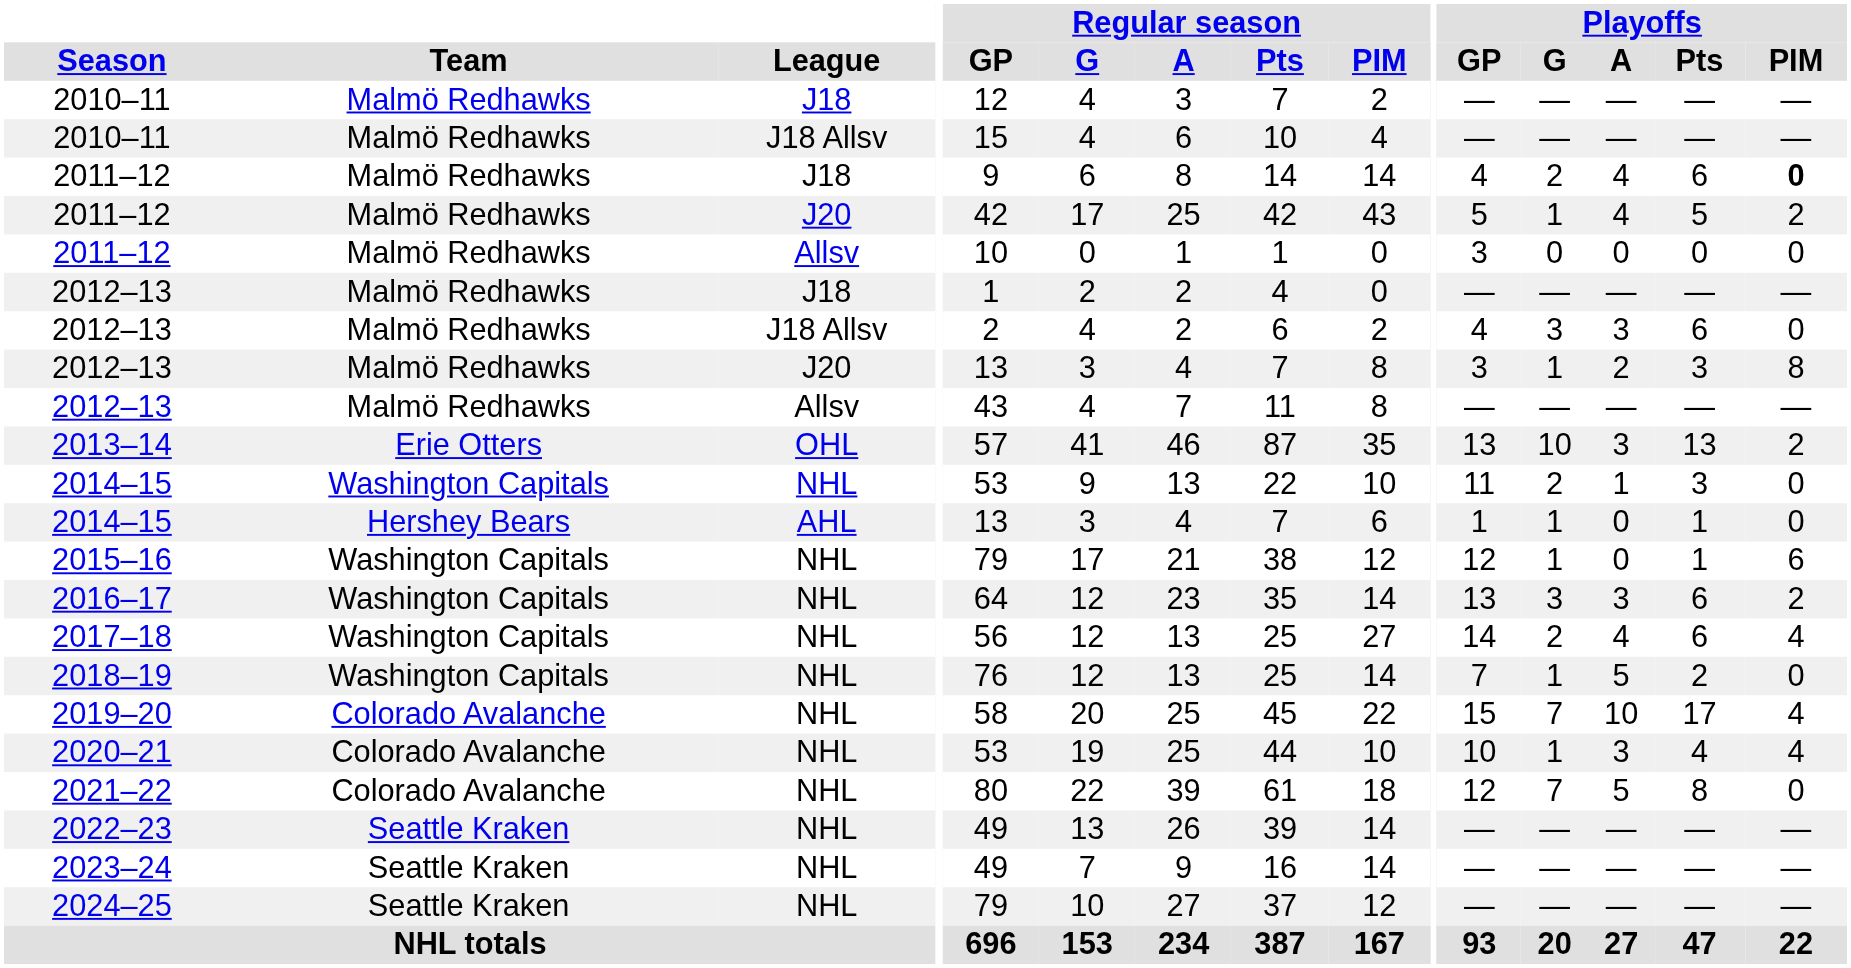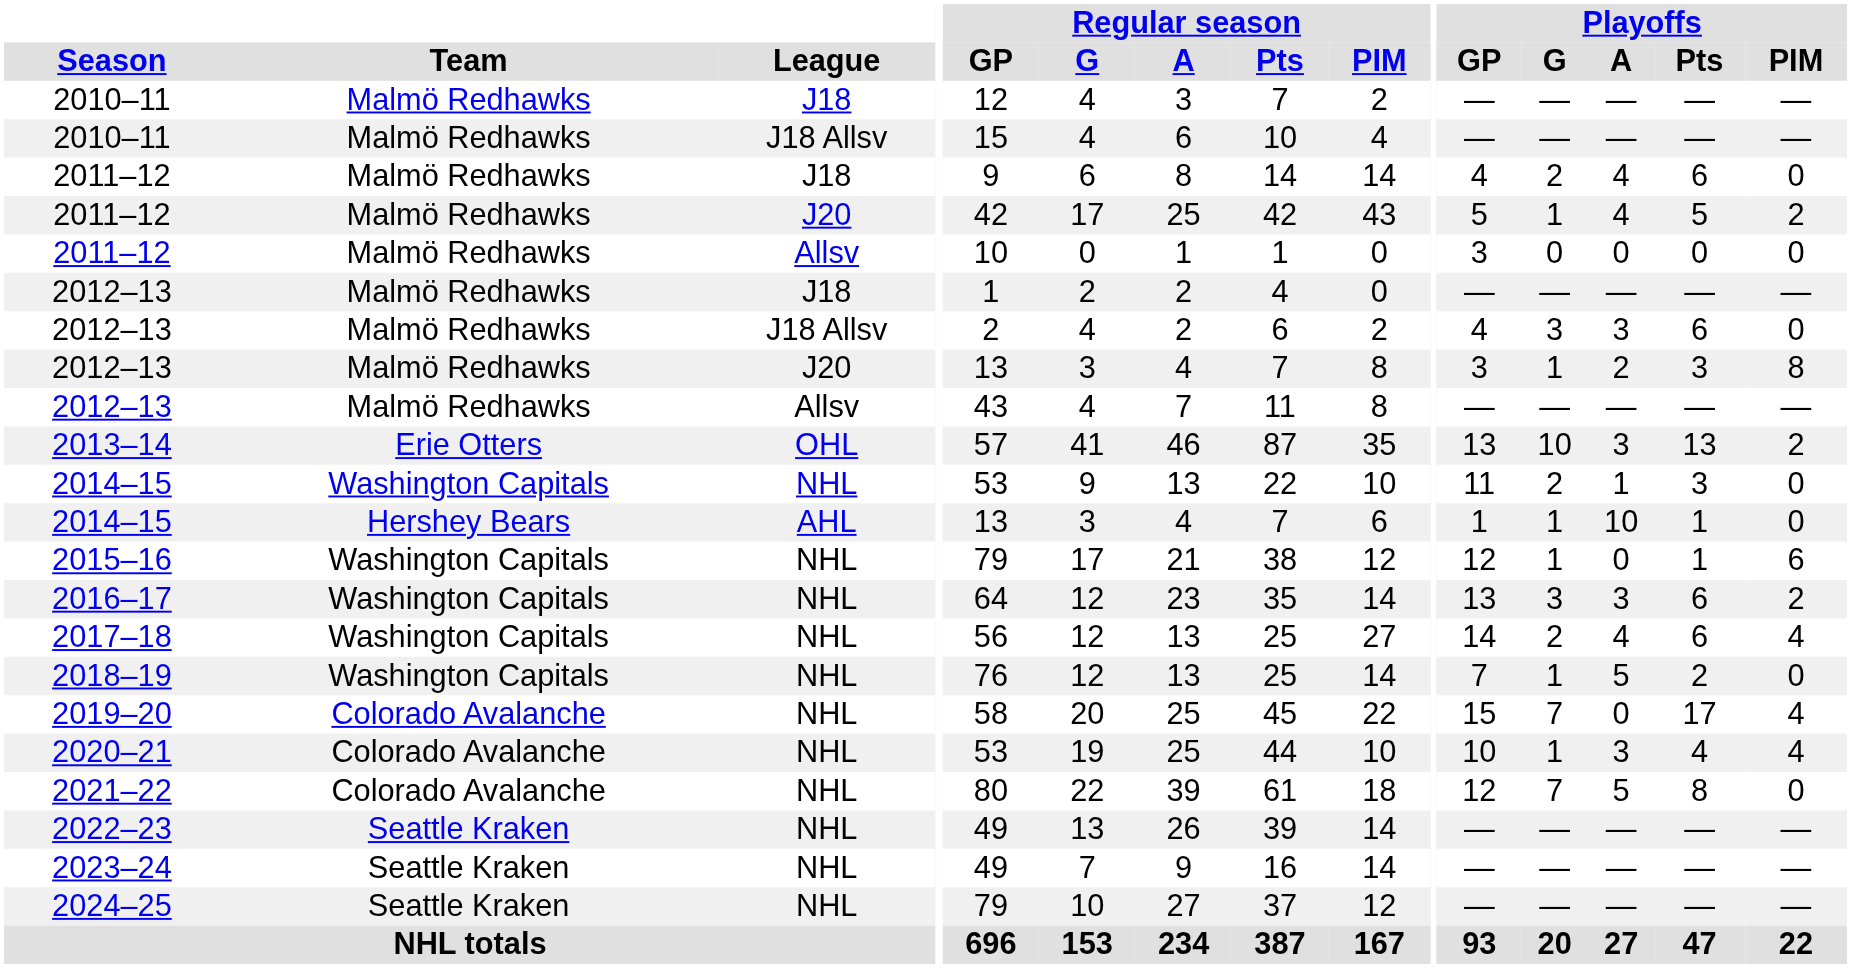(1796, 176) bold -> (1796, 176) normal
(1621, 521) 0 -> (1621, 521) 10
(1621, 713) 10 -> (1621, 713) 0
